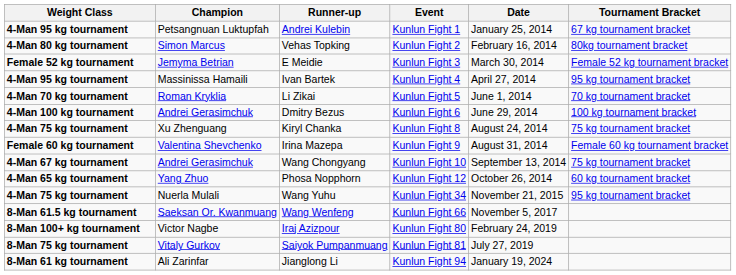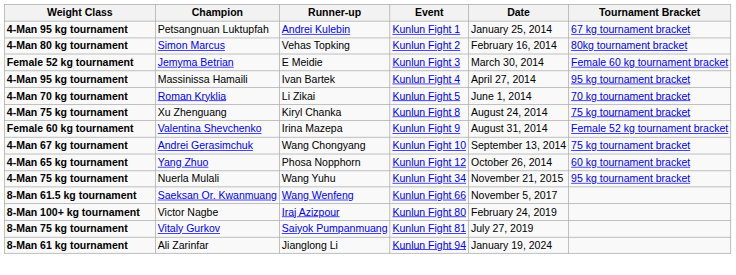(650, 63) Female 52 kg tournament bracket -> (650, 63) Female 60 kg tournament bracket
- row: (313, 113)
(650, 146) Female 60 kg tournament bracket -> (650, 129) Female 52 kg tournament bracket
